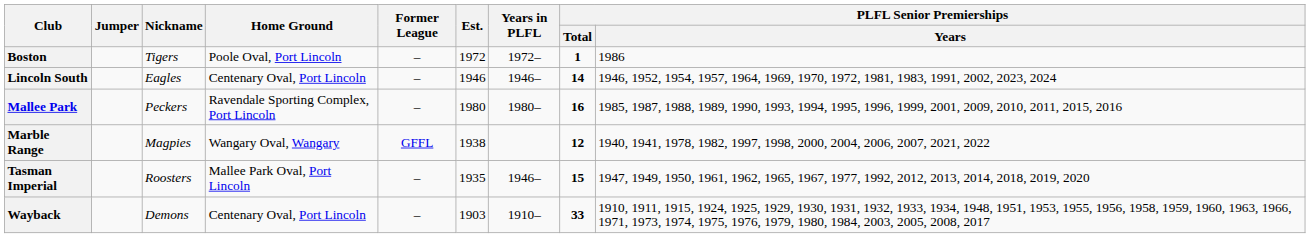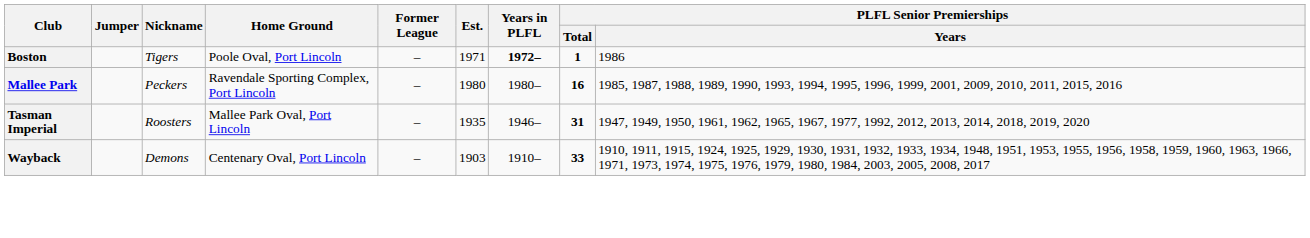(472, 57) 1972 -> (472, 57) 1971
(524, 57) normal -> (524, 57) bold
- row: (48, 78)
- row: (28, 142)
(578, 178) 15 -> (578, 121) 31
